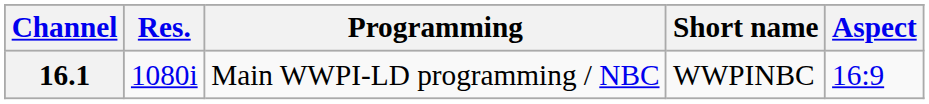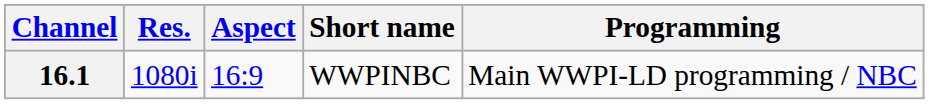columns swapped: (874, 27) <-> (435, 27)
